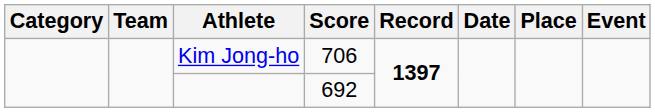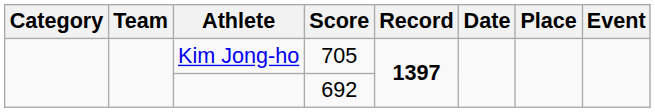(339, 55) 706 -> (339, 55) 705
